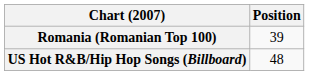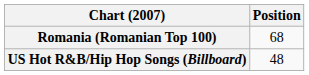(277, 37) 39 -> (277, 37) 68
